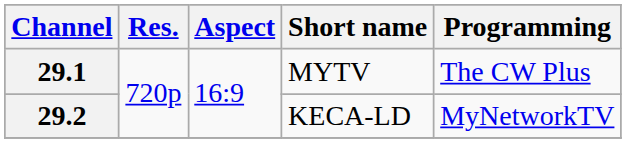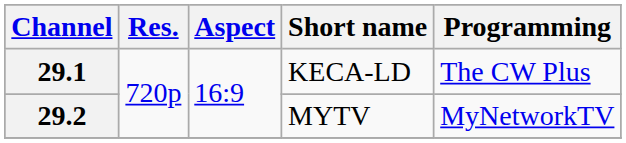(329, 71) MYTV -> (350, 71) KECA-LD
(350, 115) KECA-LD -> (329, 115) MYTV
